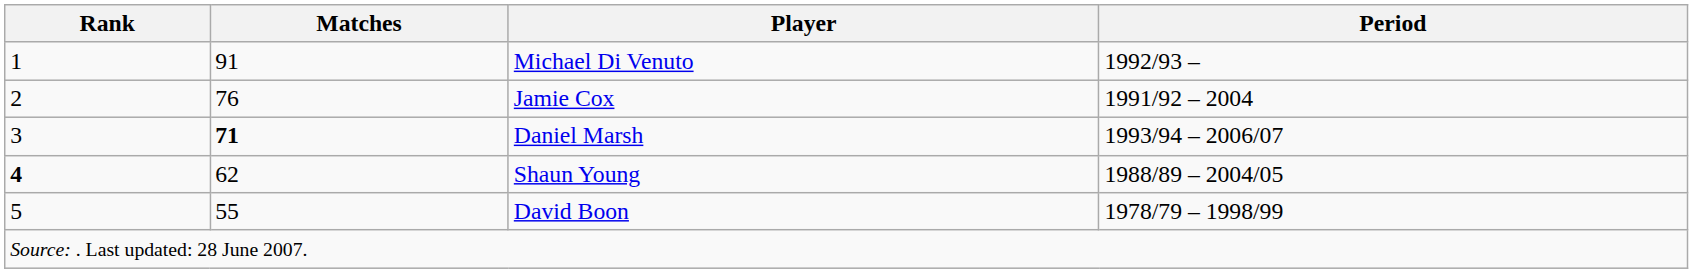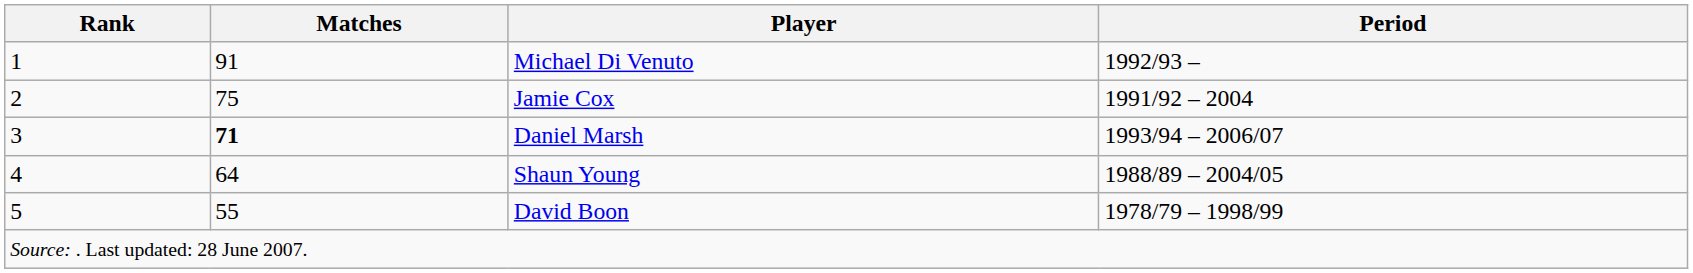(227, 98) 76 -> (227, 98) 75
(16, 173) bold -> (16, 173) normal
(227, 173) 62 -> (227, 173) 64
